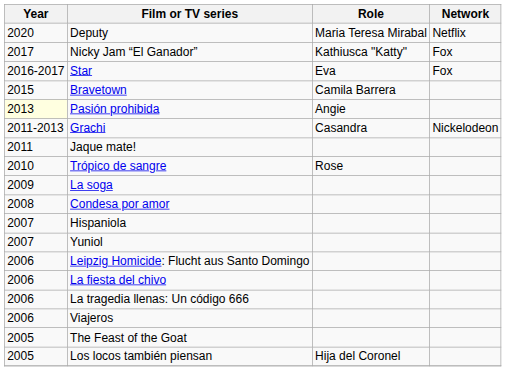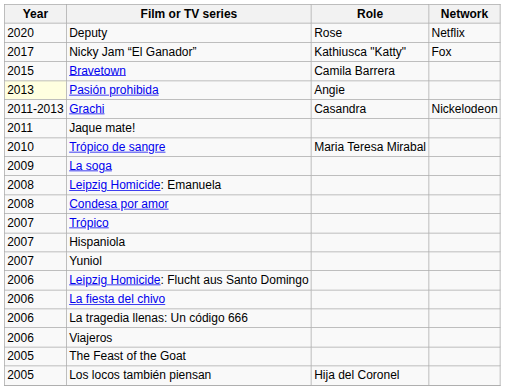(371, 33) Maria Teresa Mirabal -> (328, 33) Rose
- row: (81, 71)
(329, 166) Rose -> (370, 147) Maria Teresa Mirabal
+ row: (145, 185)
+ row: (89, 223)
